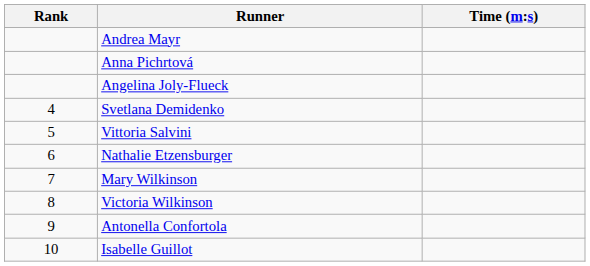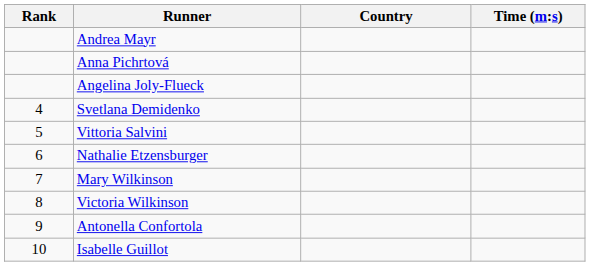+ column: (386, 16)
